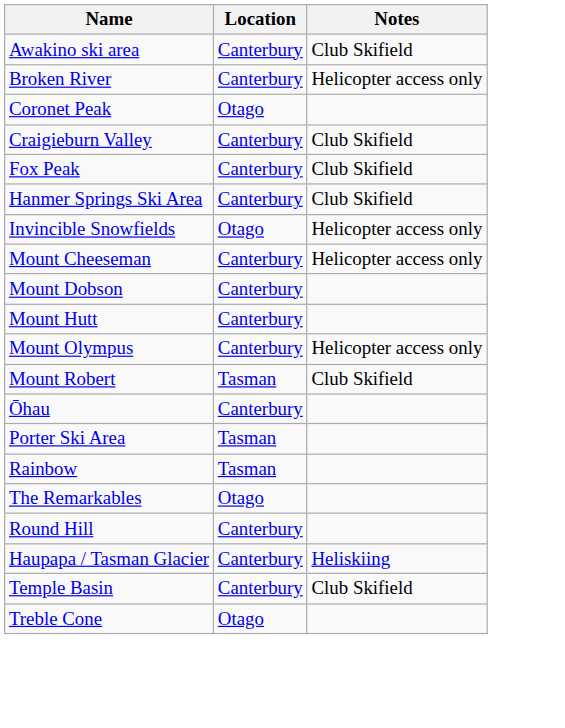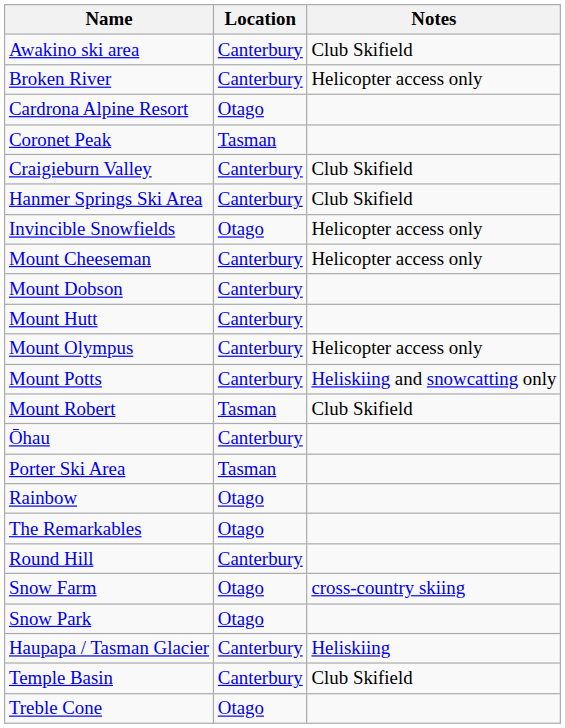+ row: (99, 109)
(241, 109) Otago -> (247, 139) Tasman
- row: (44, 169)
+ row: (55, 378)
(247, 468) Tasman -> (241, 498) Otago
+ row: (53, 588)
+ row: (50, 618)
